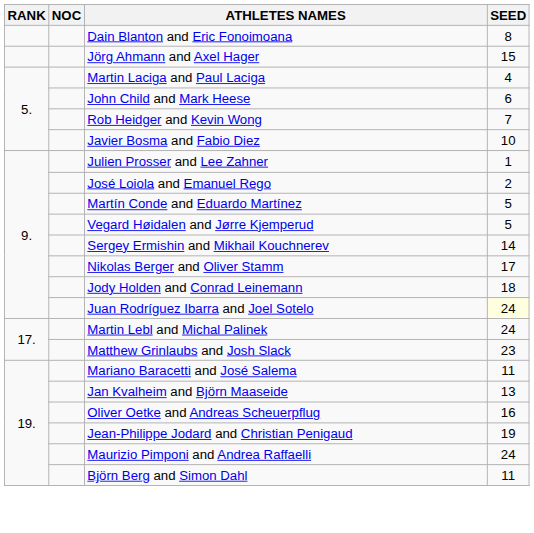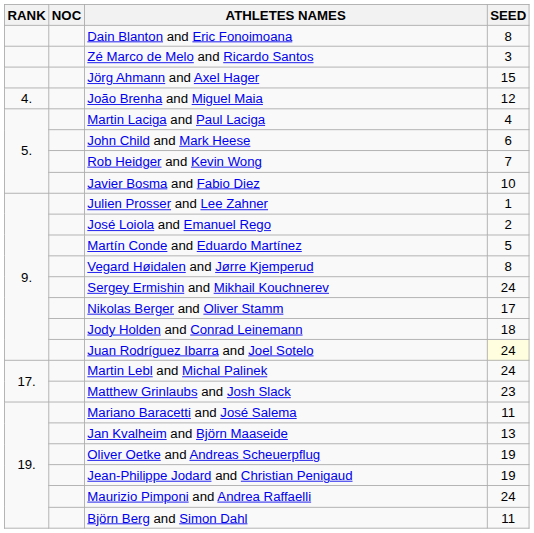+ row: (200, 57)
+ row: (175, 99)
(508, 224) 5 -> (508, 266) 8
(508, 245) 14 -> (508, 287) 24
(508, 413) 16 -> (508, 455) 19
